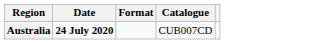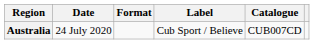+ column: (200, 13)
(84, 30) bold -> (83, 30) normal
